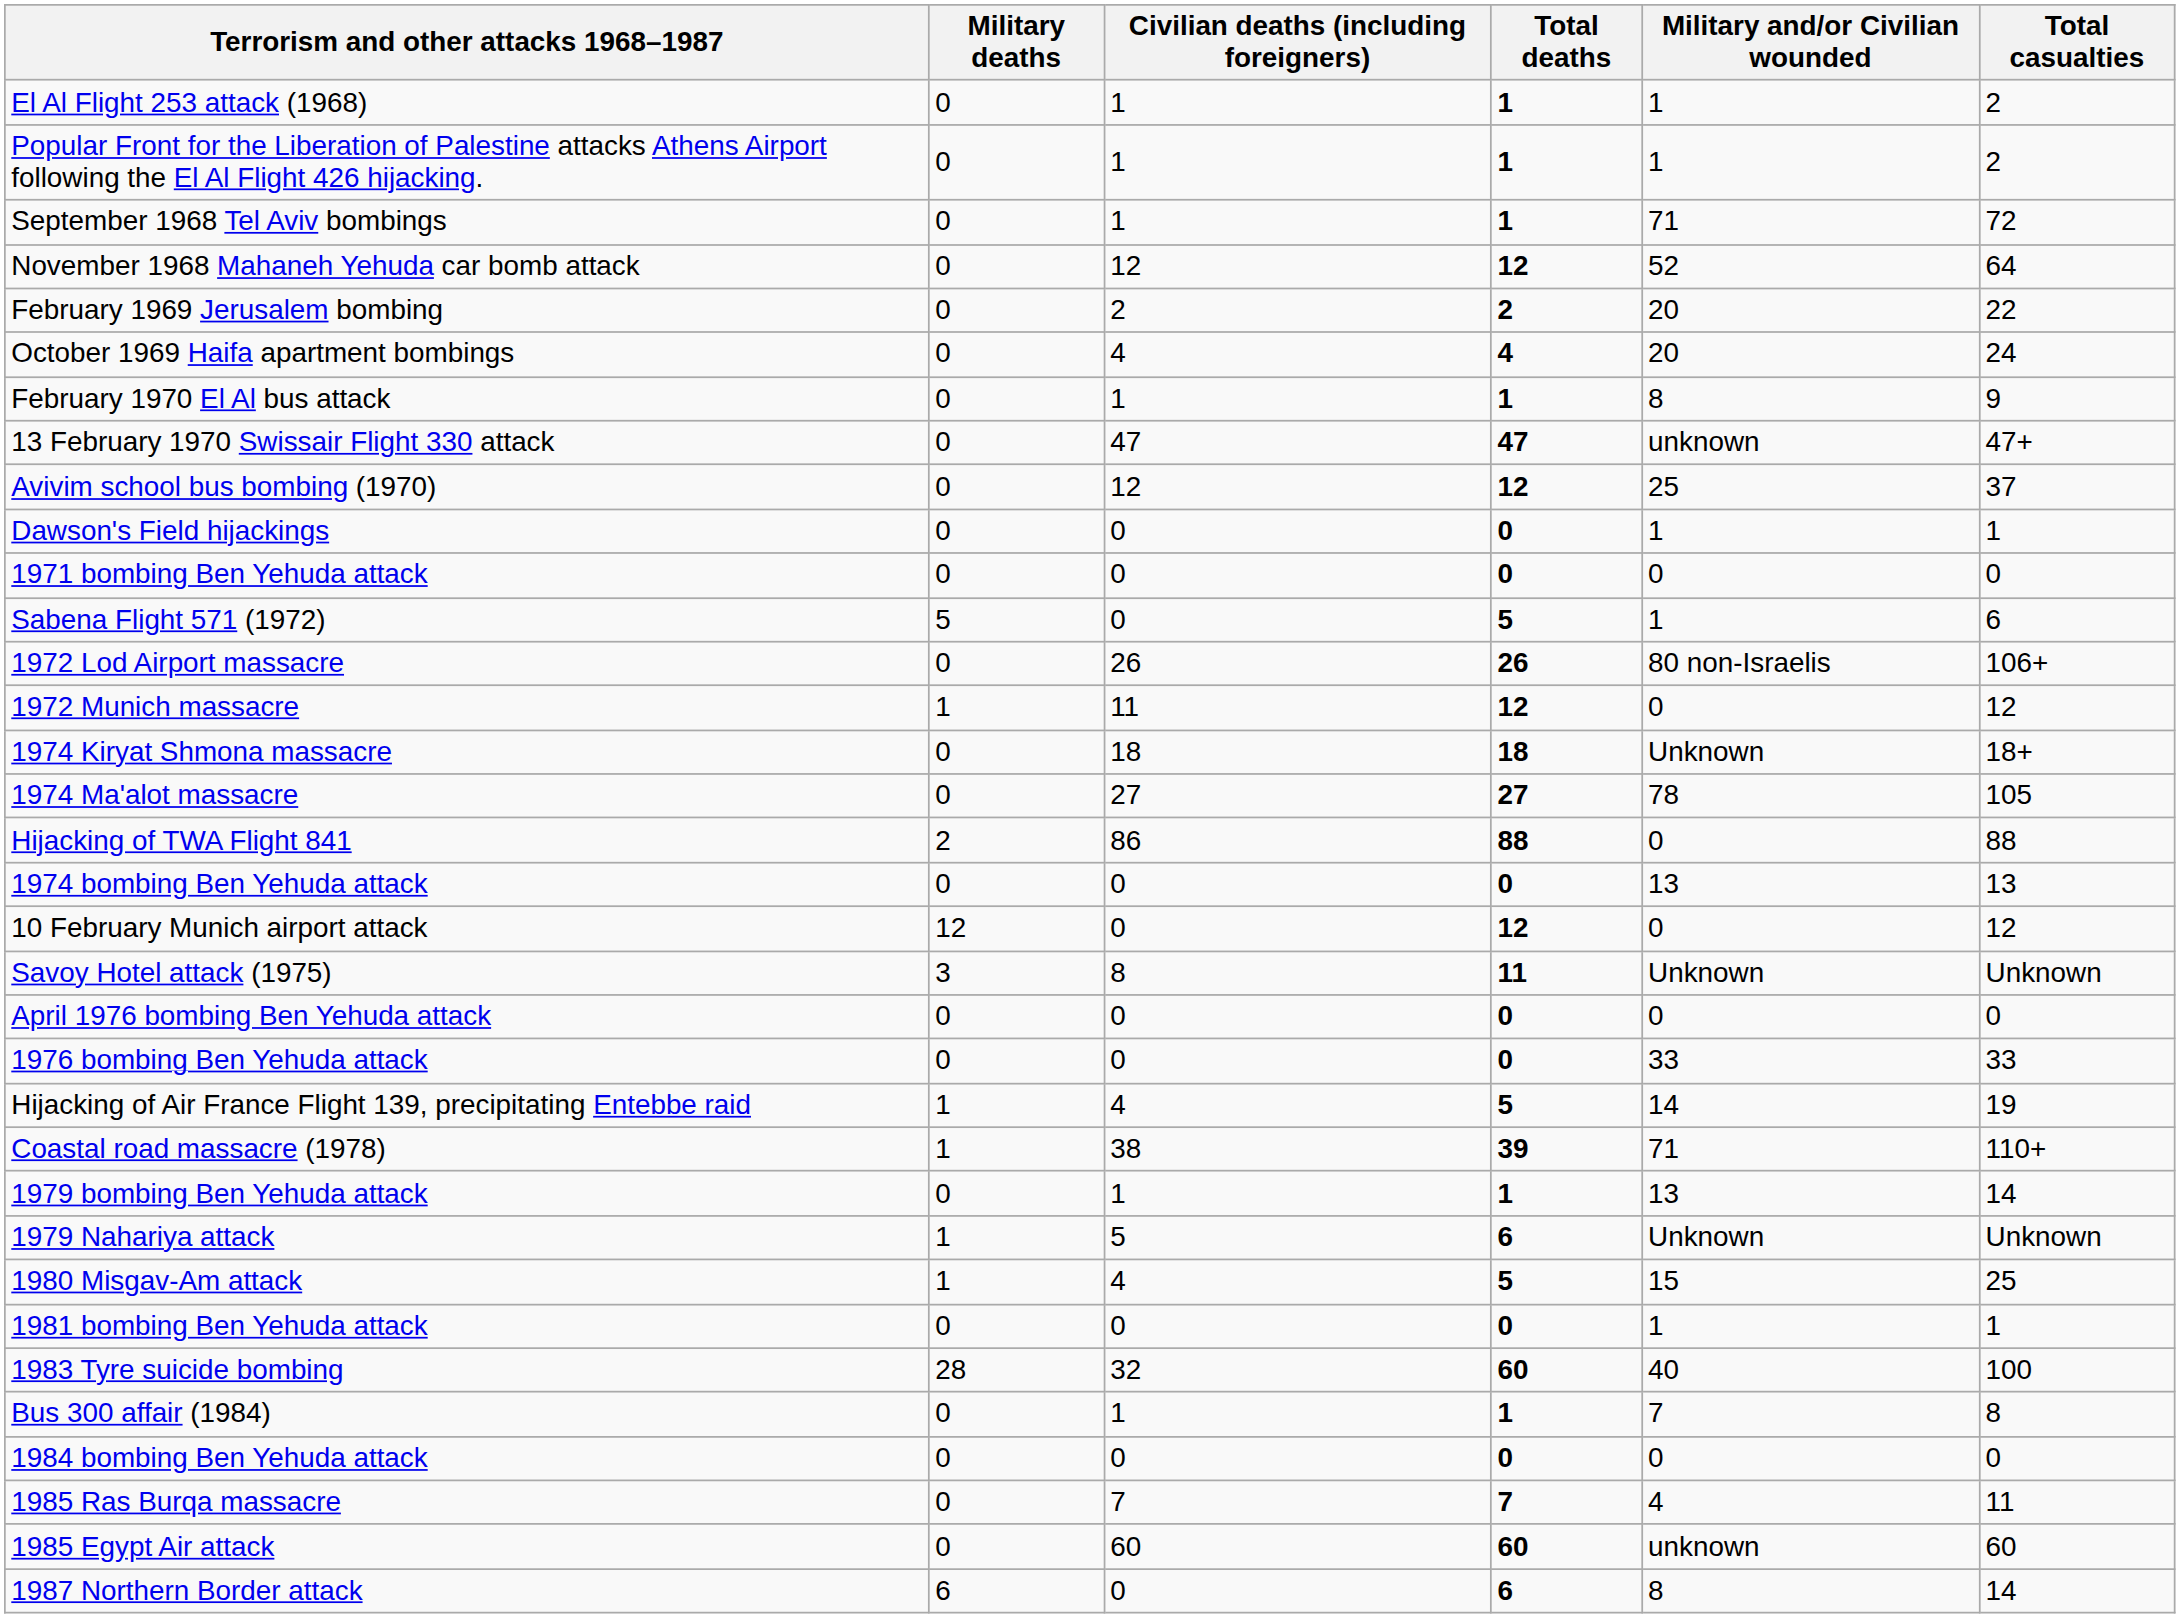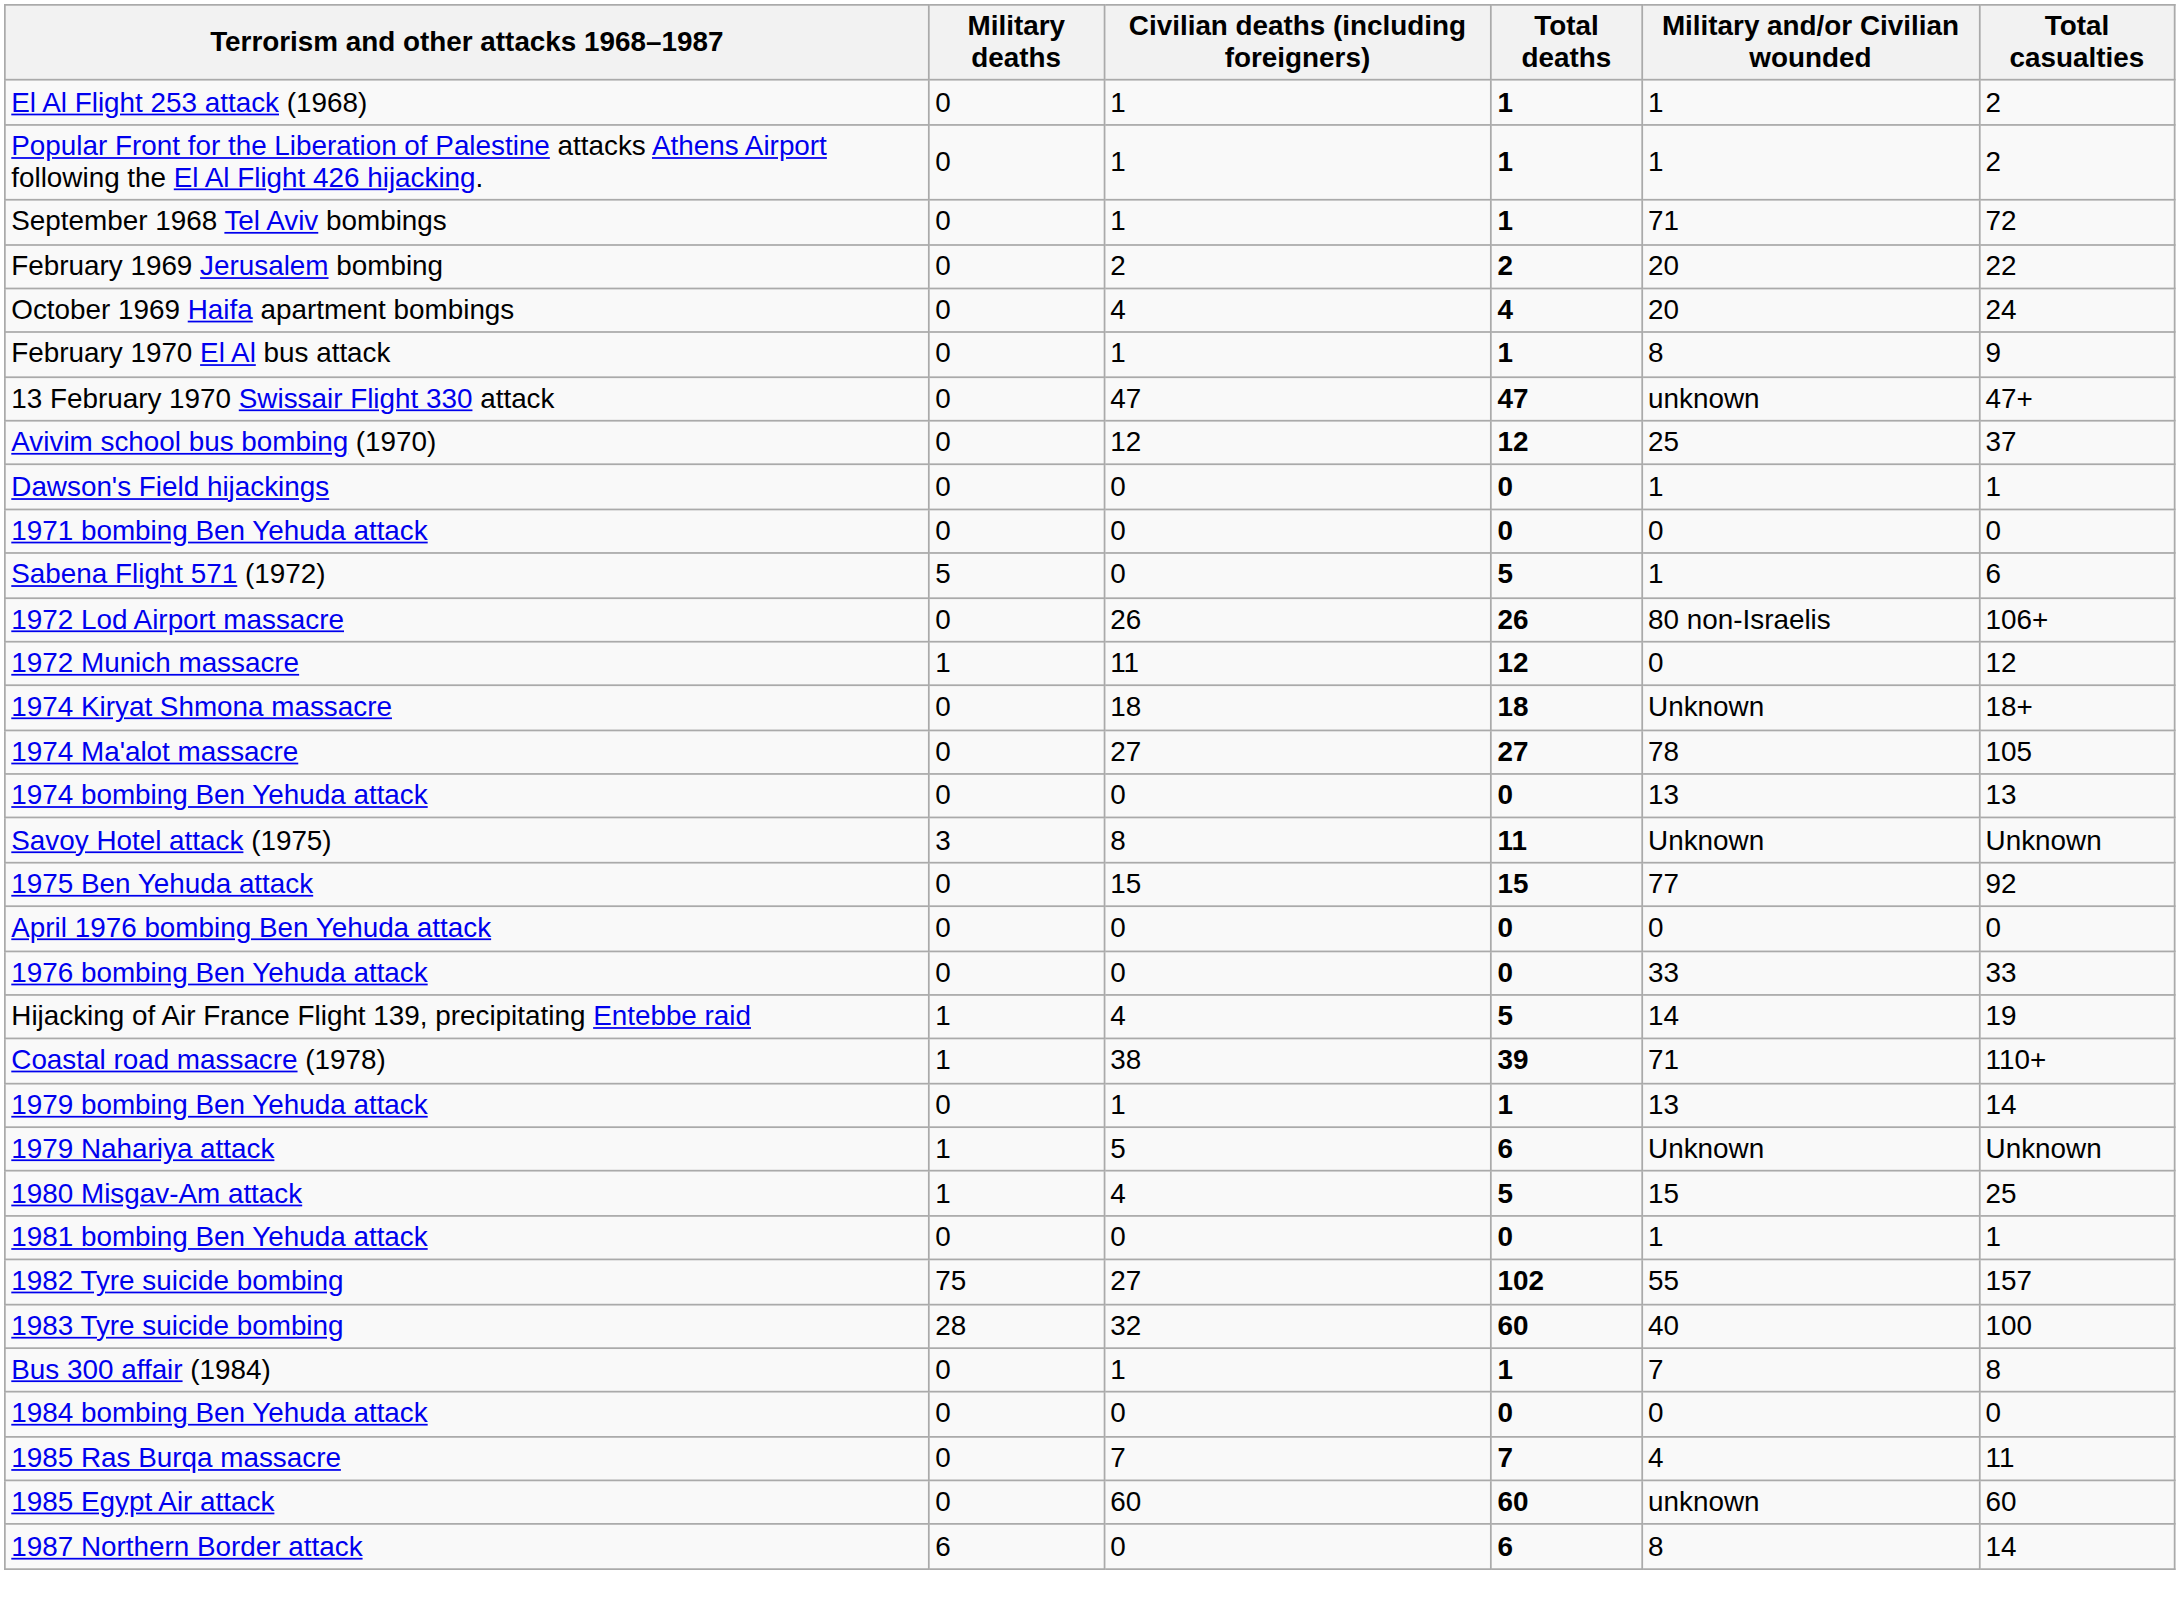- row: (325, 265)
- row: (181, 839)
- row: (219, 928)
+ row: (162, 883)
+ row: (177, 1281)
